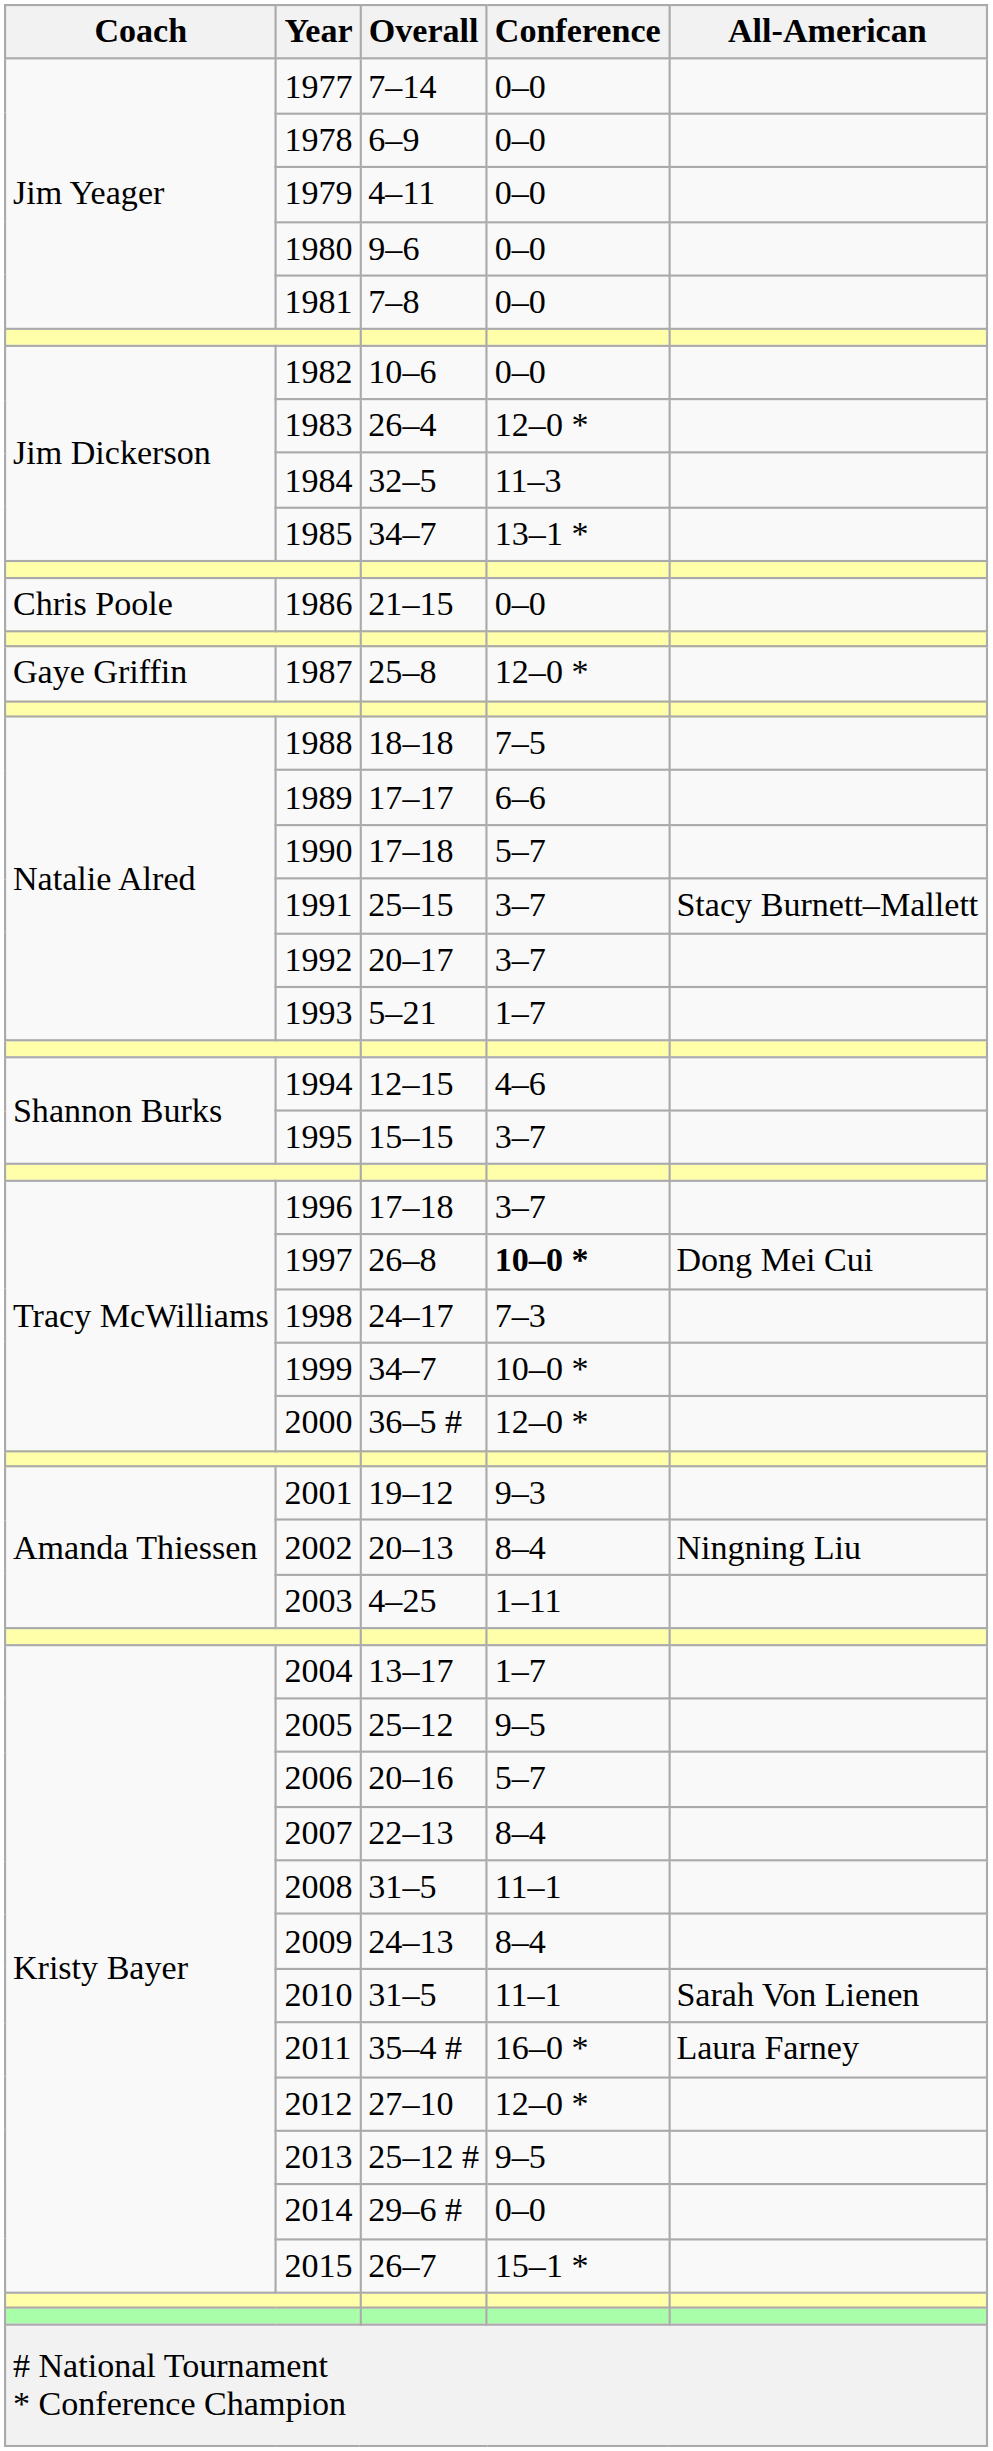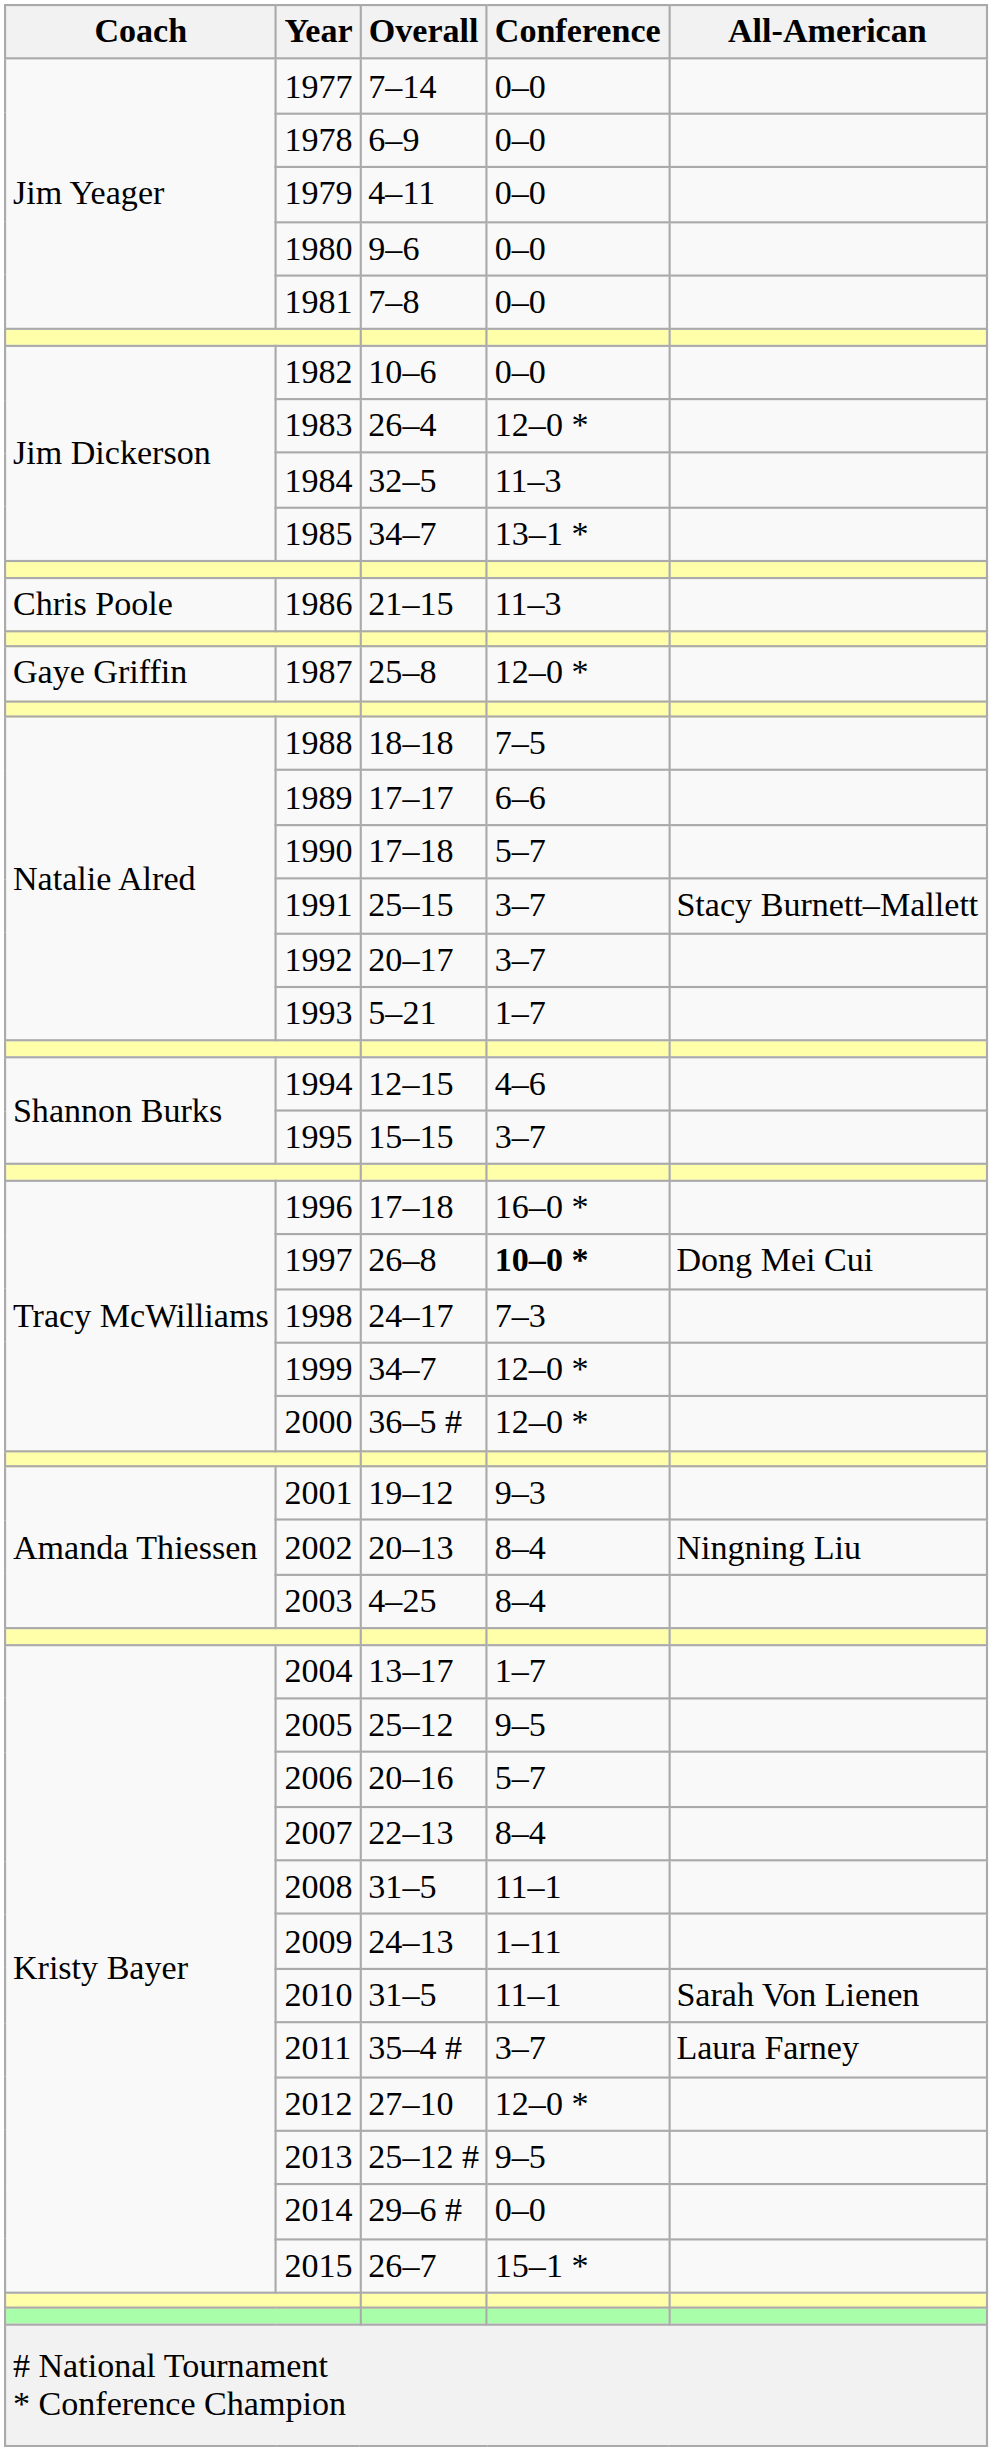(520, 603) 0–0 -> (528, 603) 11–3
(520, 1206) 3–7 -> (542, 1206) 16–0 *
(542, 1368) 10–0 * -> (542, 1368) 12–0 *
(528, 1600) 1–11 -> (520, 1600) 8–4
(520, 1940) 8–4 -> (528, 1940) 1–11
(542, 2048) 16–0 * -> (520, 2048) 3–7
